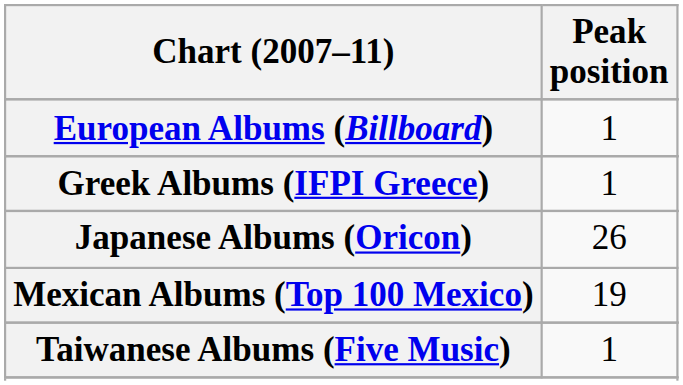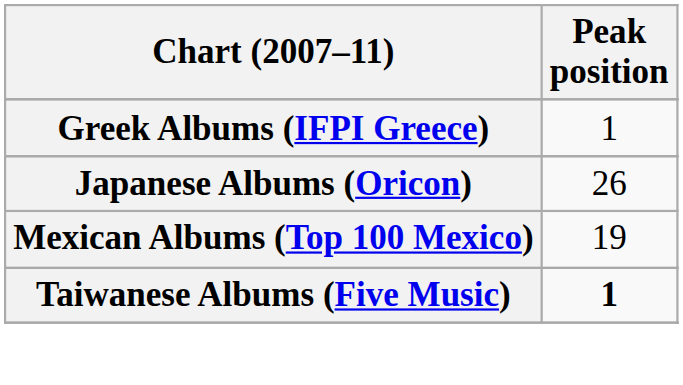- row: (273, 127)
(609, 349) normal -> (609, 293) bold
